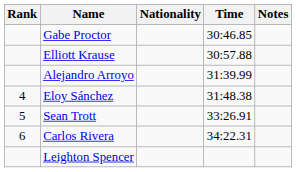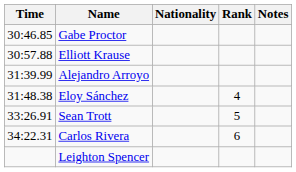columns swapped: (22, 14) <-> (229, 14)
